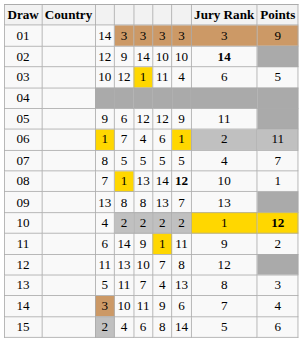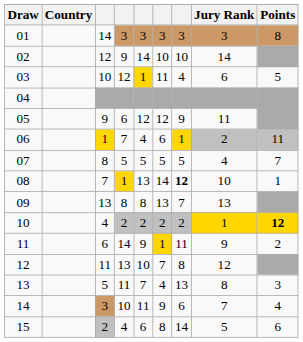(278, 35) 9 -> (278, 35) 8
(224, 56) bold -> (224, 56) normal
